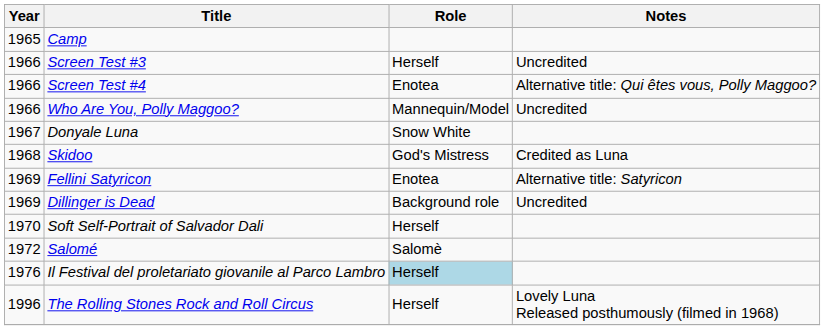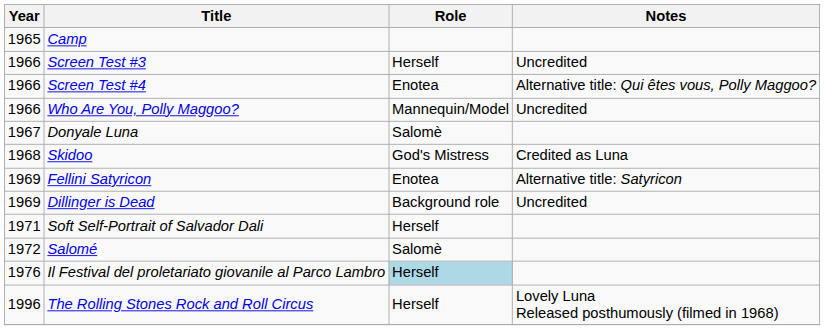(431, 132) Snow White -> (417, 132) Salomè
(24, 226) 1970 -> (24, 226) 1971
